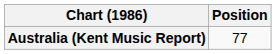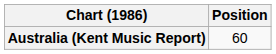(240, 37) 77 -> (240, 37) 60
